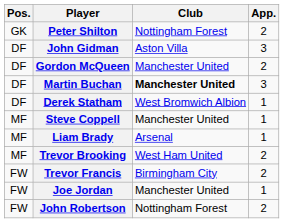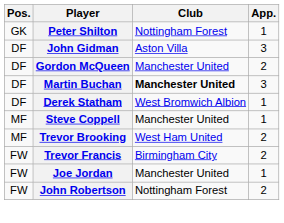(264, 31) 2 -> (264, 31) 1
- row: (83, 137)
